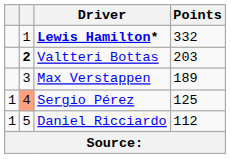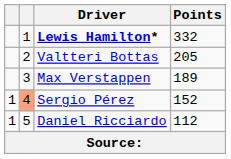(27, 58) bold -> (27, 58) normal
(185, 58) 203 -> (185, 58) 205
(185, 100) 125 -> (185, 100) 152
